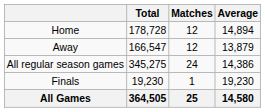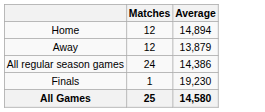- column: (148, 13)
